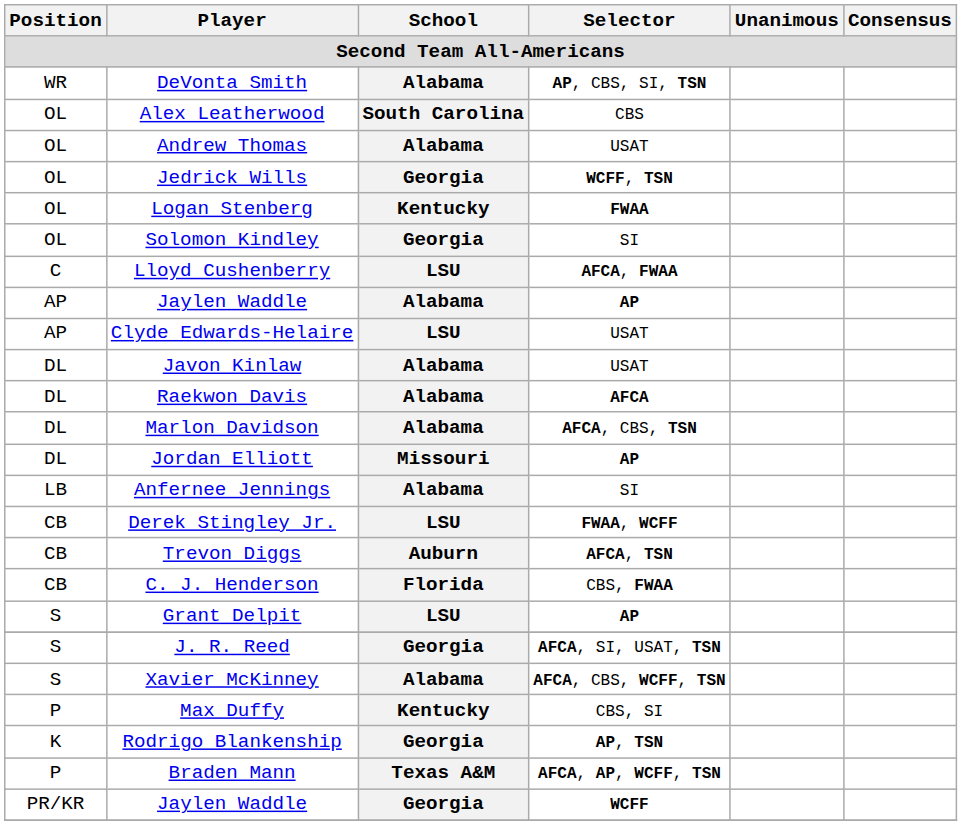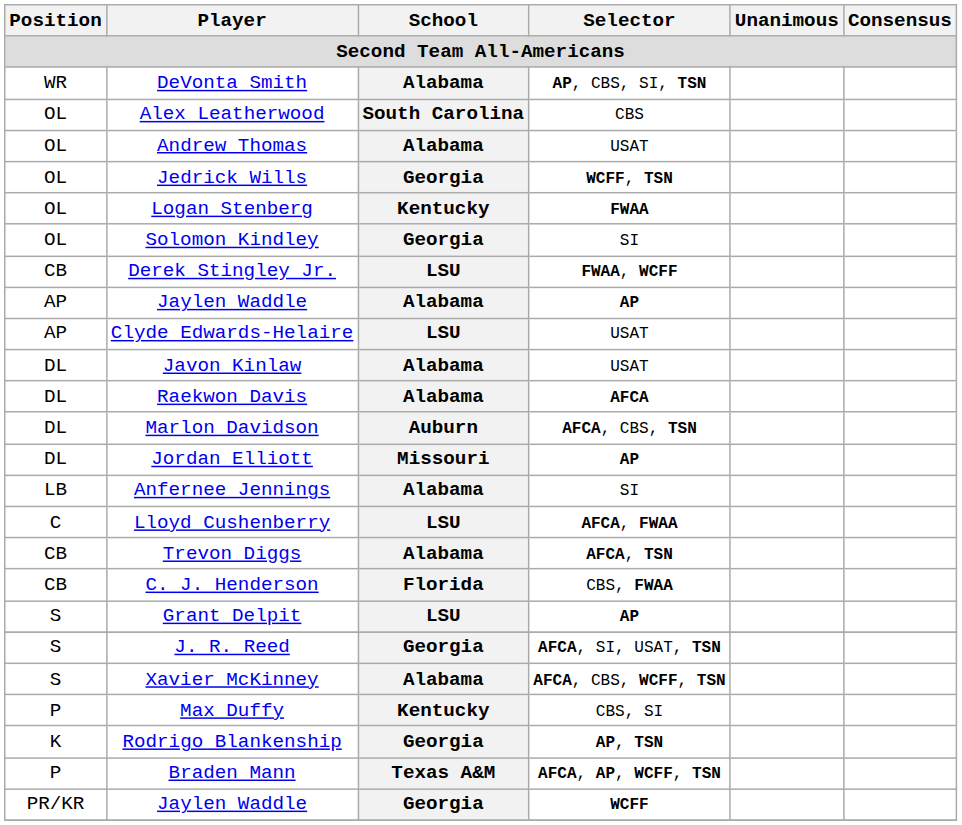rows swapped: (232, 271) <-> (232, 522)
(443, 428) Alabama -> (443, 428) Auburn
(443, 553) Auburn -> (443, 553) Alabama
